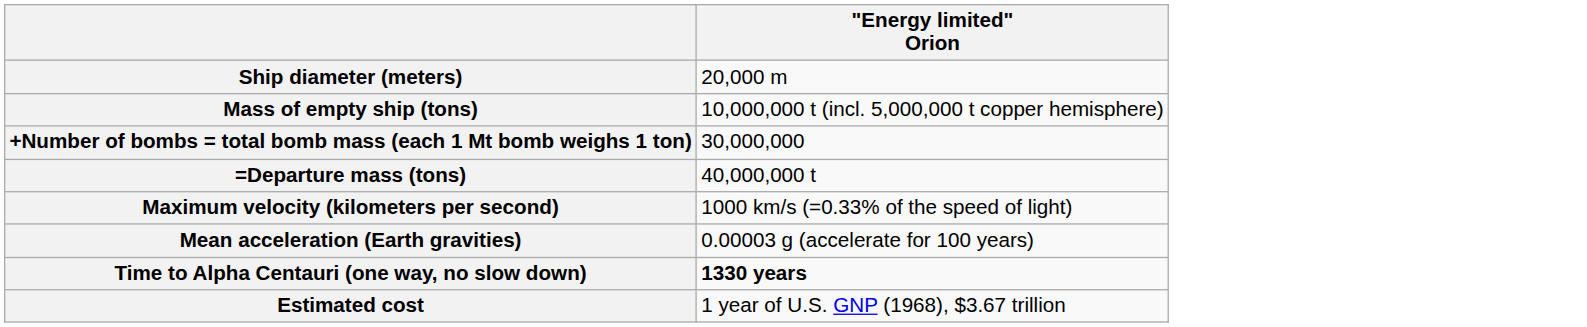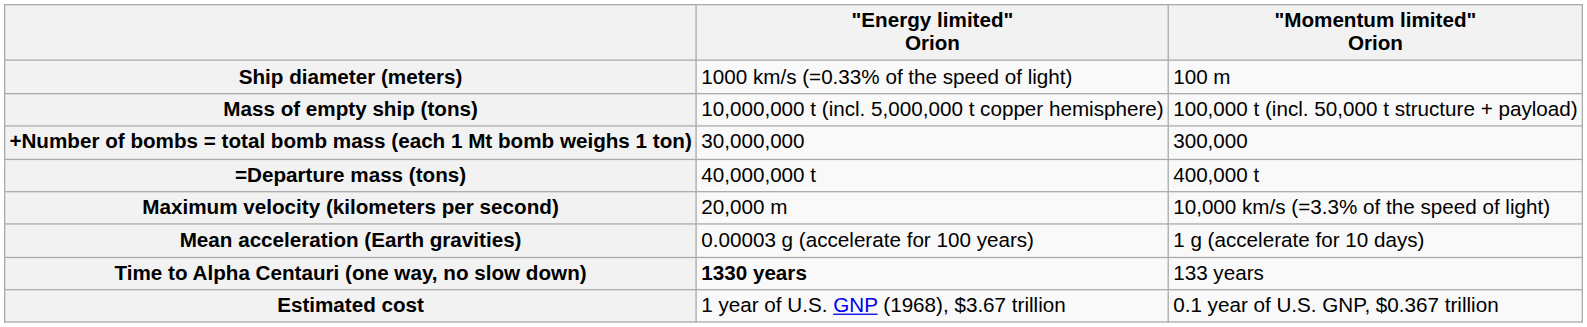+ column: (1375, 32)
(744, 76) 20,000 m -> (887, 76) 1000 km/s (=0.33% of the speed of light)
(887, 207) 1000 km/s (=0.33% of the speed of light) -> (744, 207) 20,000 m
